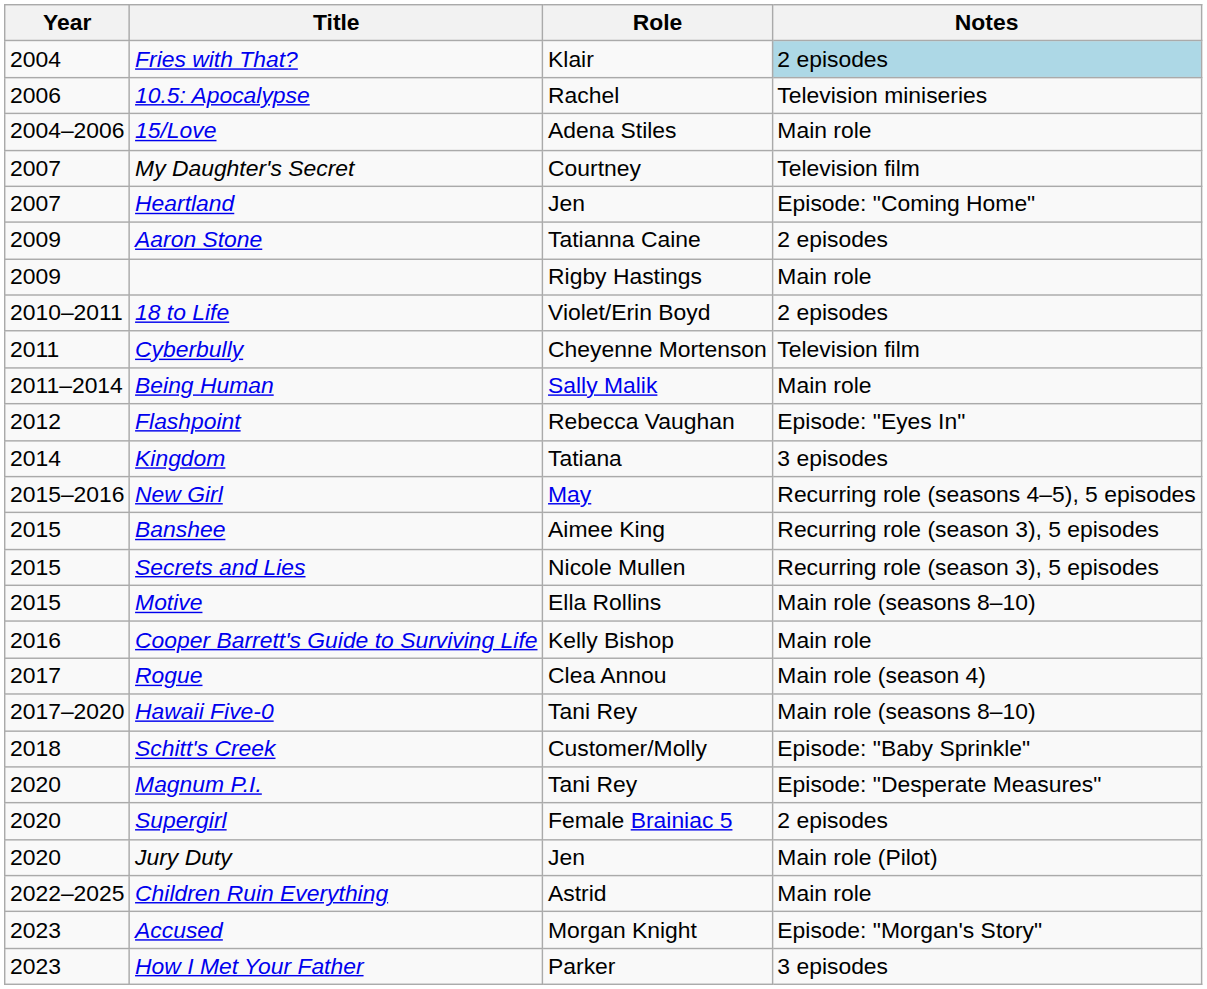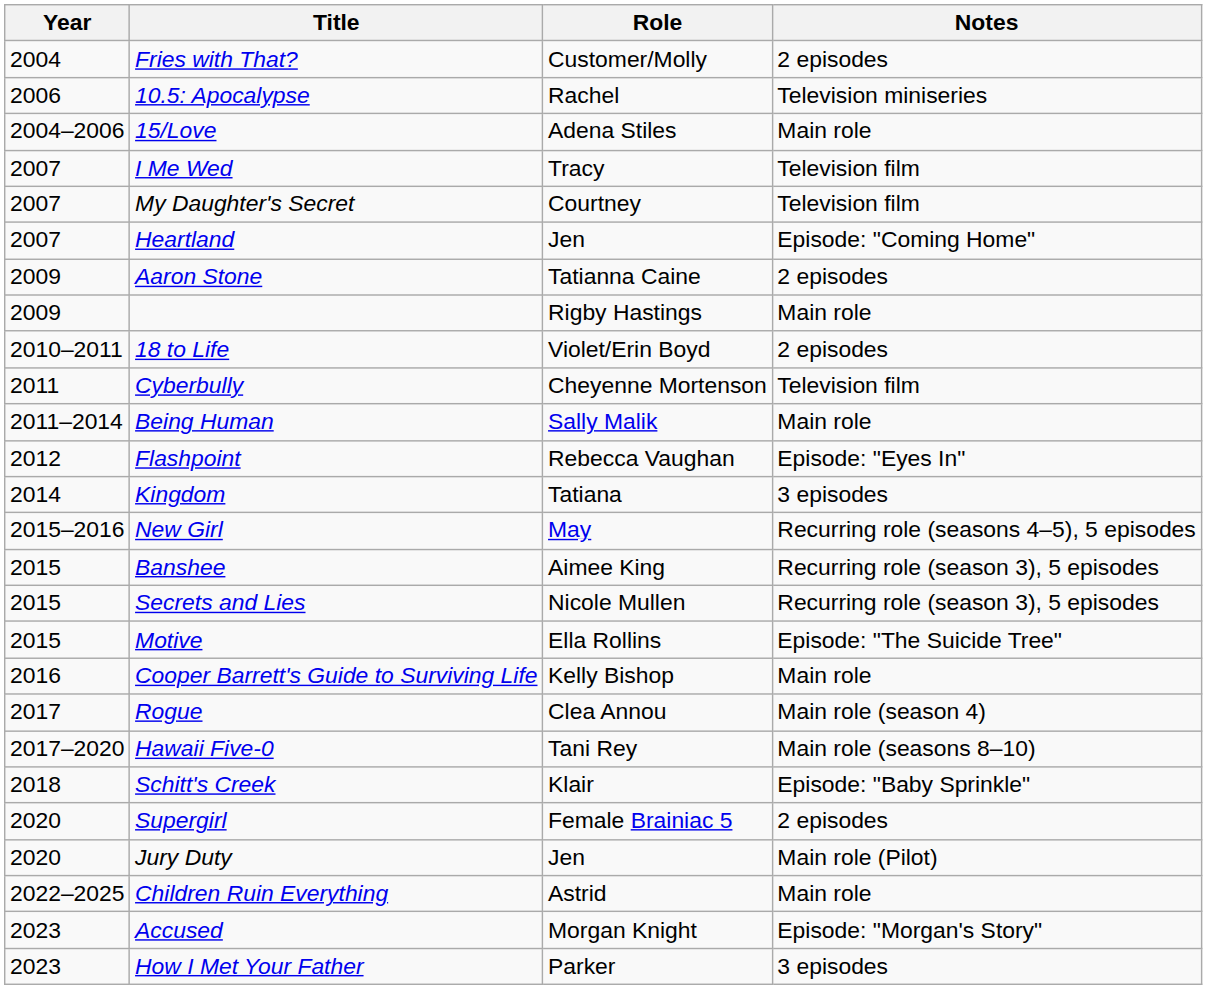(571, 58) Klair -> (628, 58) Customer/Molly
(833, 58) lightblue background -> (833, 58) no background
+ row: (184, 167)
(906, 603) Main role (seasons 8–10) -> (920, 639) Episode: "The Suicide Tree"
(628, 748) Customer/Molly -> (571, 784) Klair
- row: (198, 784)
